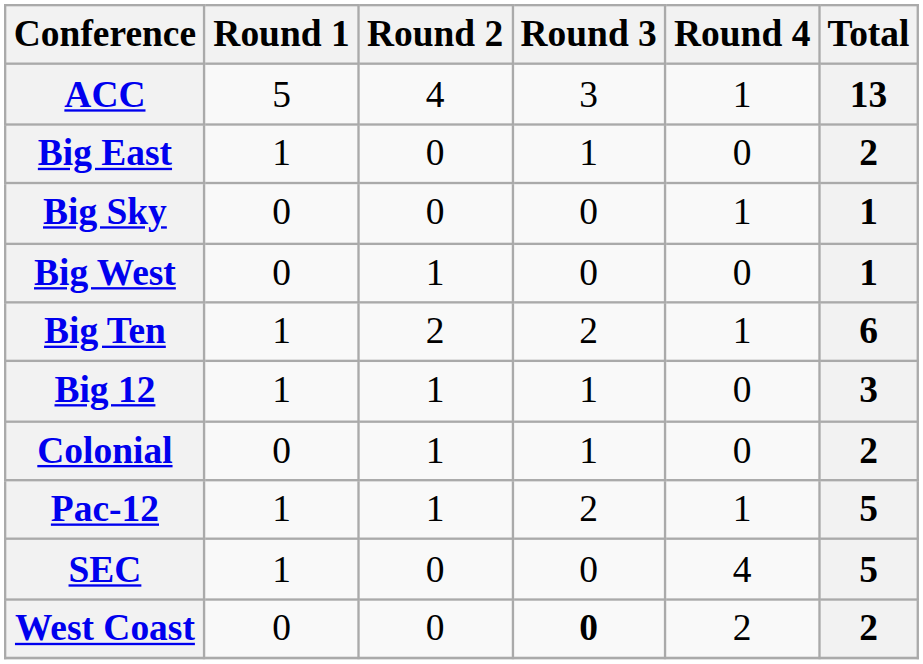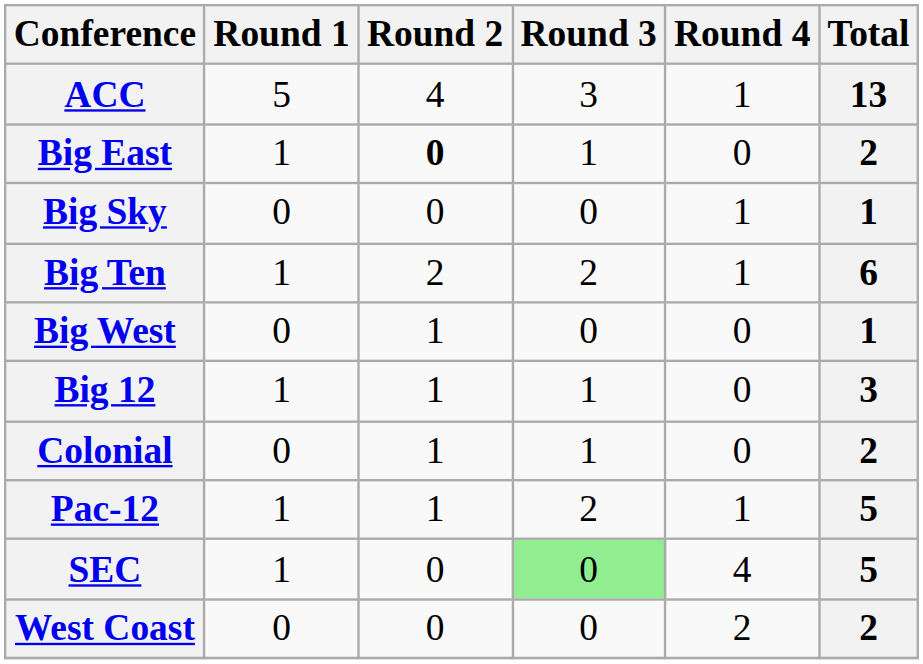(435, 152) normal -> (435, 152) bold
rows swapped: (105, 331) <-> (105, 271)
(589, 568) no background -> (589, 568) lightgreen background
(589, 627) bold -> (589, 627) normal
